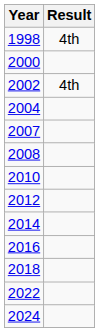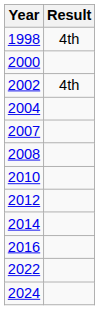- row: (24, 270)
